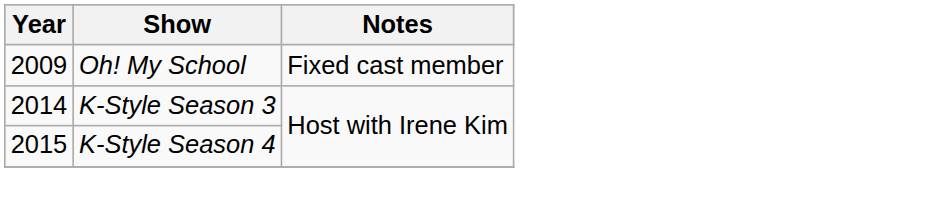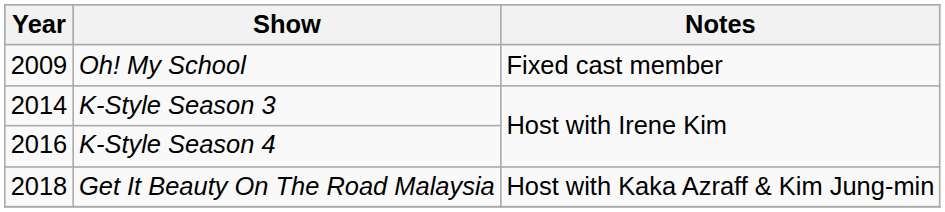(39, 145) 2015 -> (39, 145) 2016
+ row: (287, 186)
